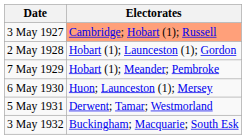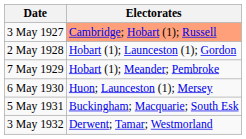(141, 106) Derwent; Tamar; Westmorland -> (154, 106) Buckingham; Macquarie; South Esk
(154, 124) Buckingham; Macquarie; South Esk -> (141, 124) Derwent; Tamar; Westmorland
